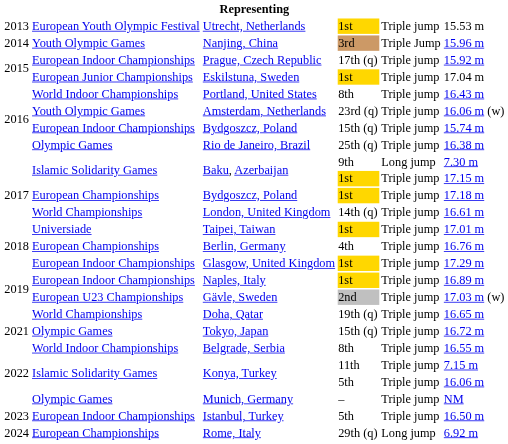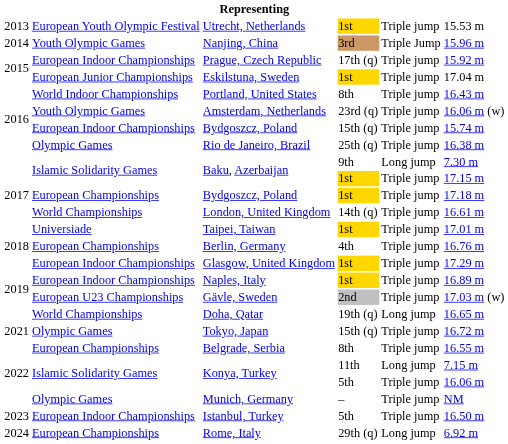(410, 314) Triple jump -> (409, 314) Long jump
(105, 348) World Indoor Championships -> (96, 348) European Championships
(410, 365) Triple jump -> (409, 365) Long jump
